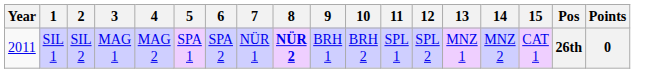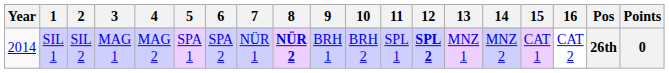+ column: (570, 16)
(22, 48) 2011 -> (22, 48) 2014
(428, 48) normal -> (428, 48) bold
